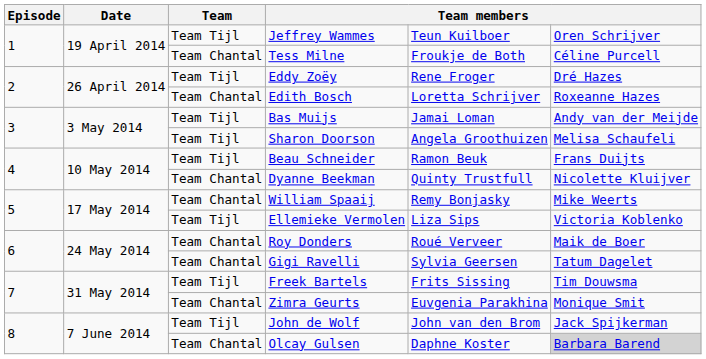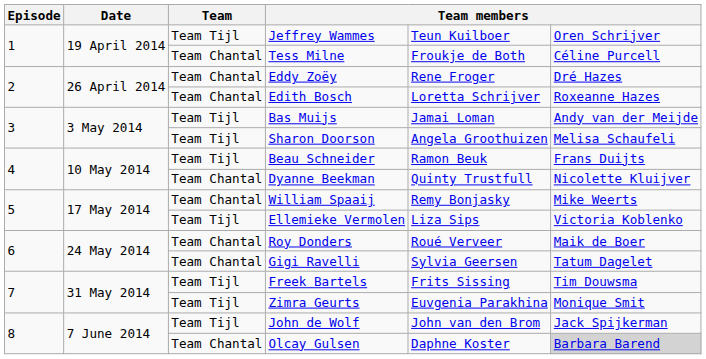(206, 76) Team Tijl -> (217, 76) Team Chantal
(217, 302) Team Chantal -> (206, 302) Team Tijl
